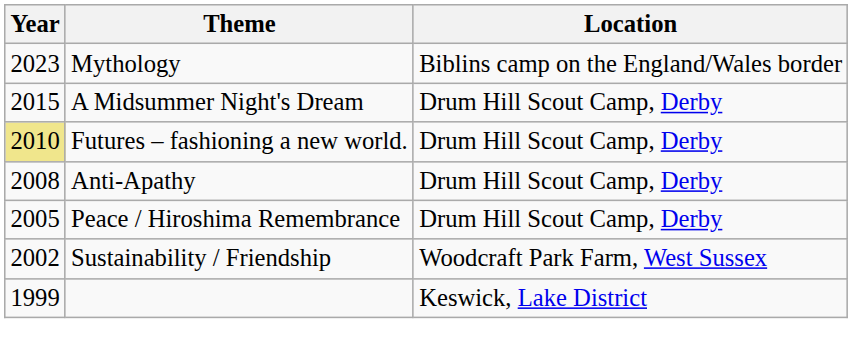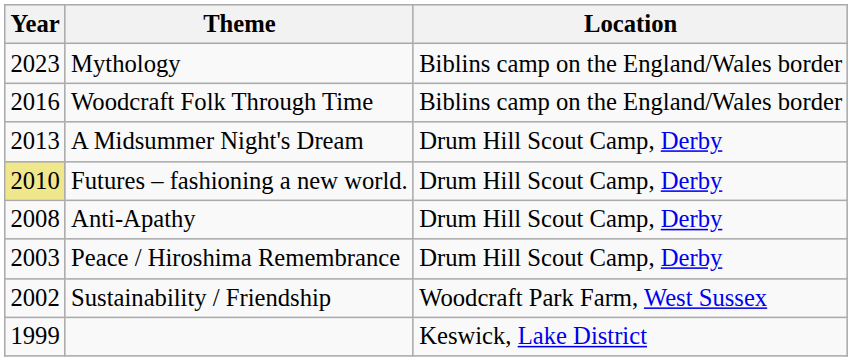+ row: (222, 102)
(35, 102) 2015 -> (35, 141) 2013
(35, 219) 2005 -> (35, 258) 2003
